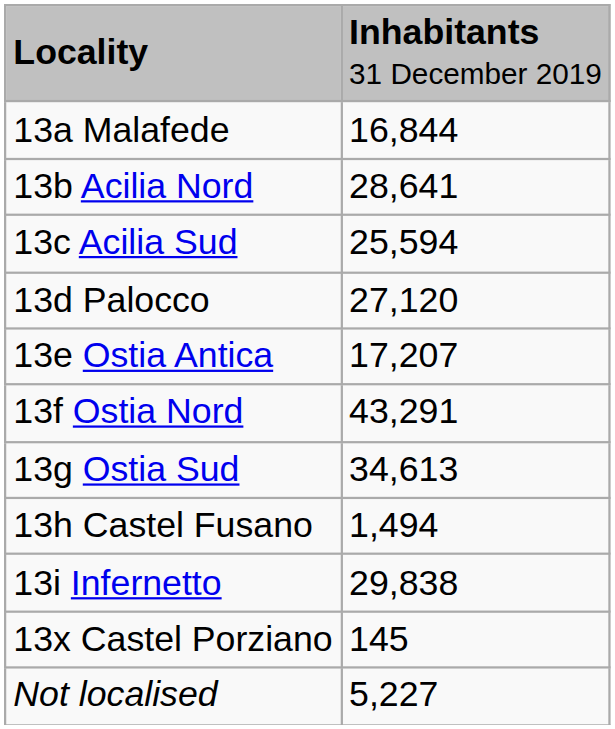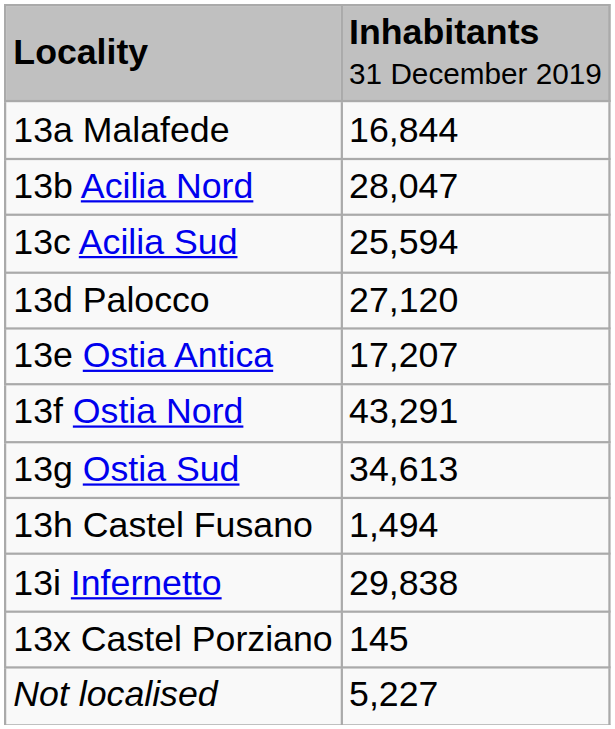(404, 186) 28,641 -> (404, 186) 28,047
